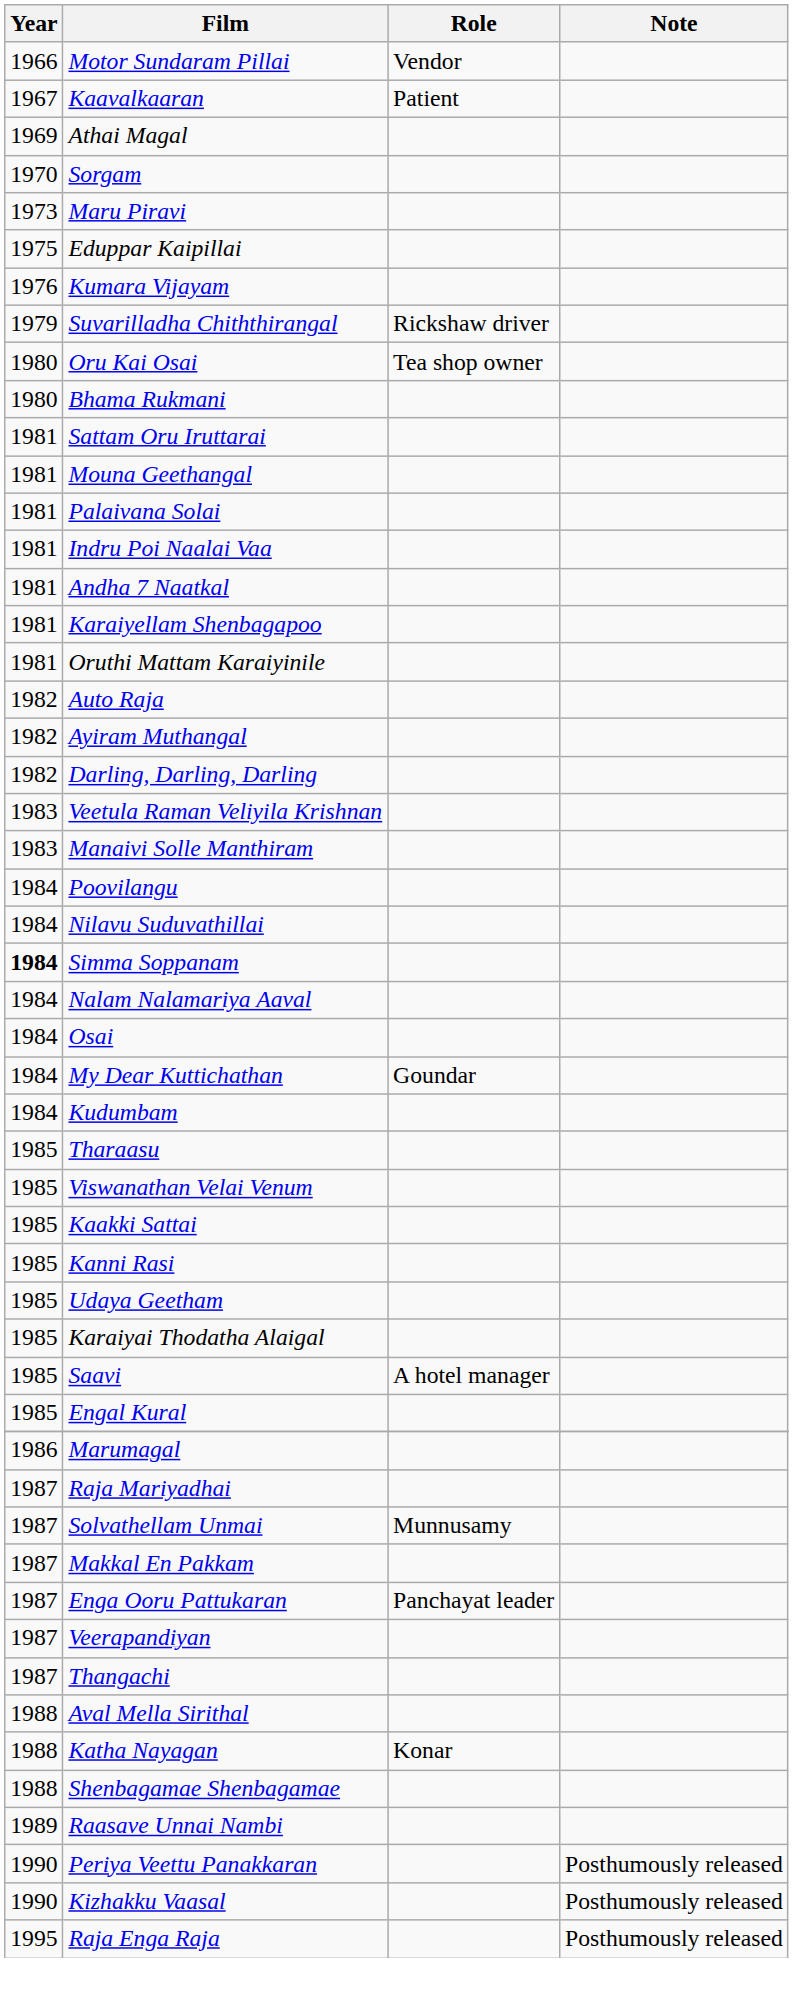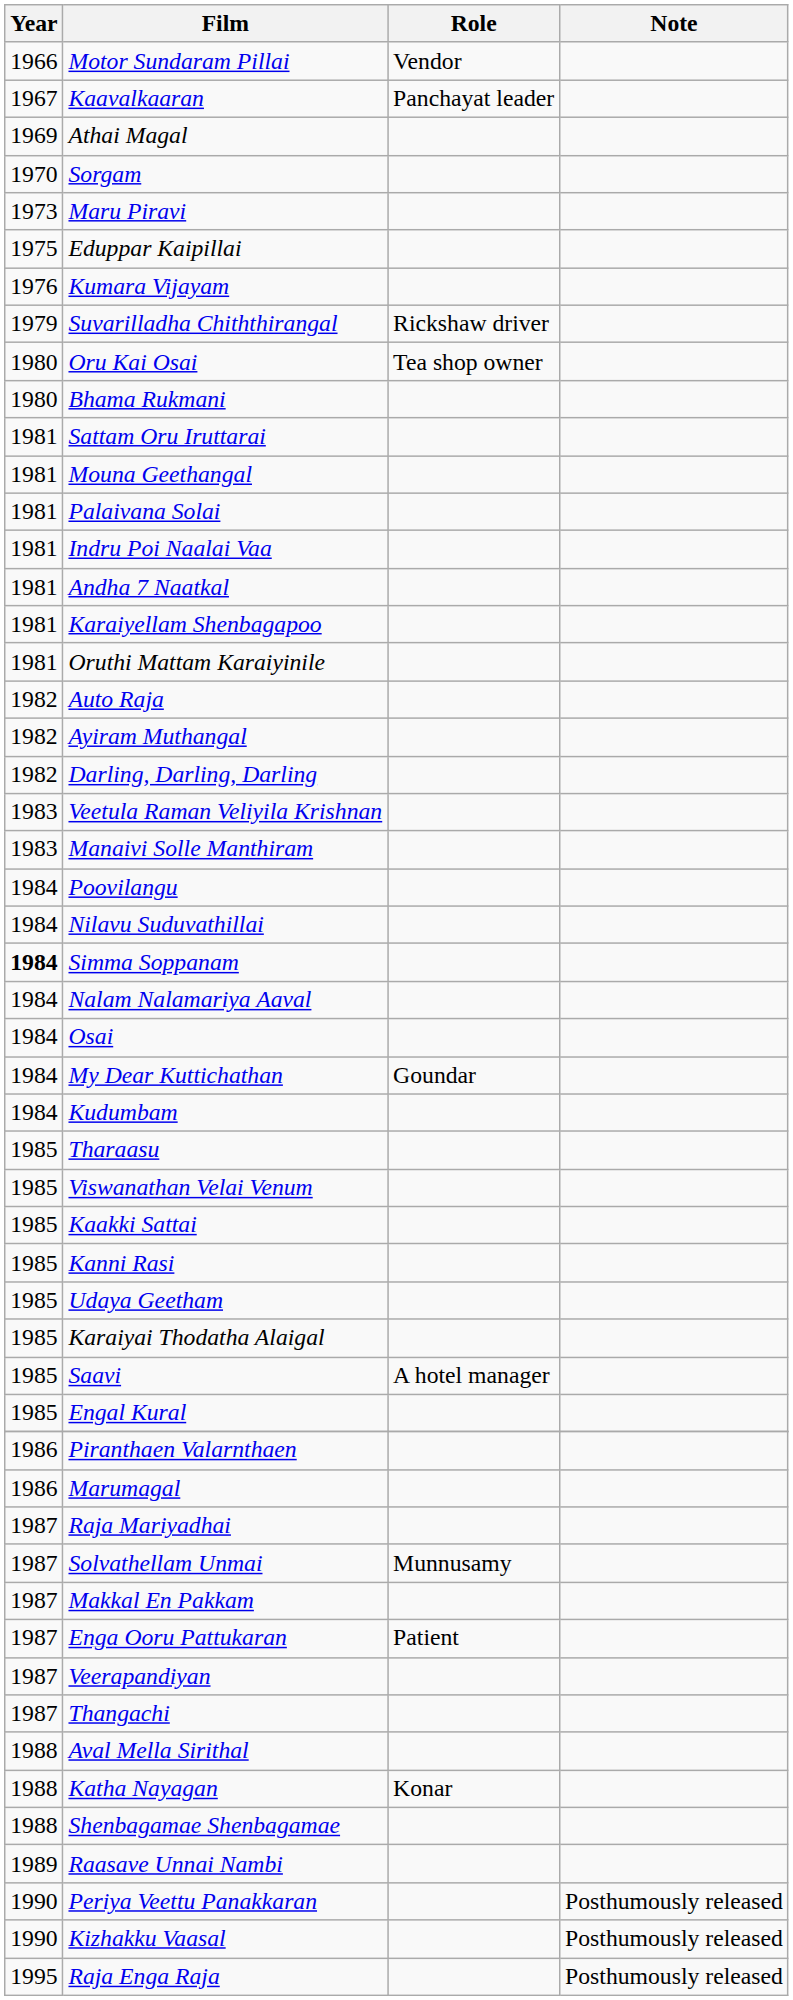(426, 98) Patient -> (474, 98) Panchayat leader
+ row: (183, 1450)
(474, 1600) Panchayat leader -> (426, 1638) Patient
